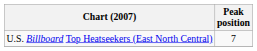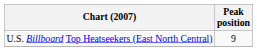(233, 38) 7 -> (233, 38) 9
